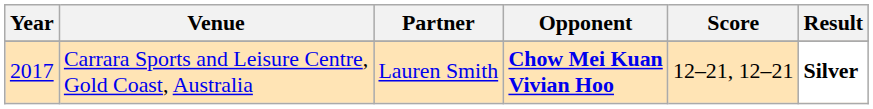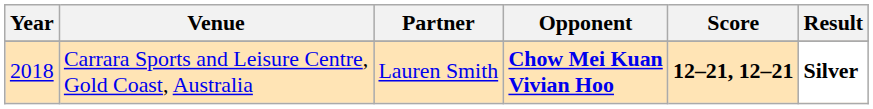(32, 71) 2017 -> (32, 71) 2018
(733, 71) normal -> (733, 71) bold
